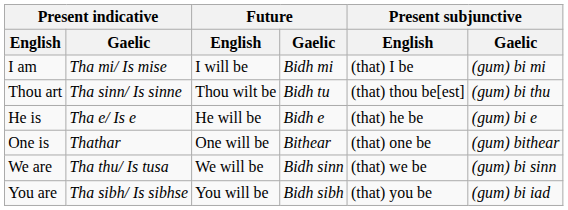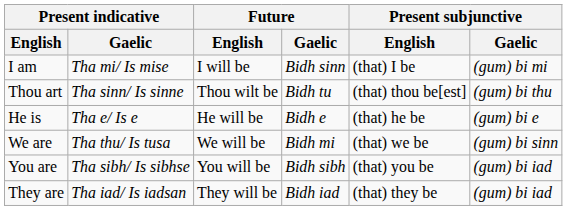(308, 67) Bidh mi -> (315, 67) Bidh sinn
- row: (29, 142)
(314, 167) Bidh sinn -> (310, 142) Bidh mi
+ row: (36, 192)
